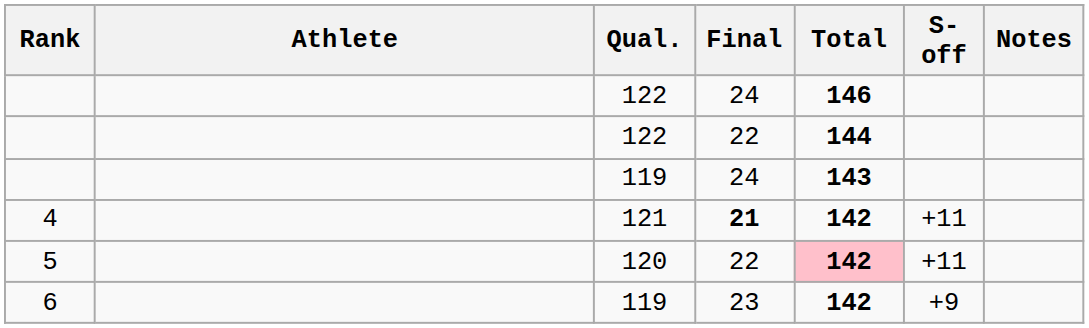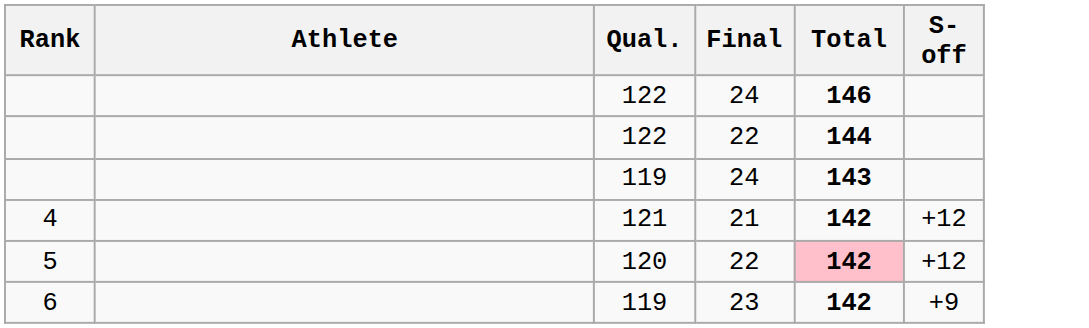- column: (1034, 40)
(744, 220) bold -> (744, 220) normal
(944, 220) +11 -> (944, 220) +12
(944, 261) +11 -> (944, 261) +12
